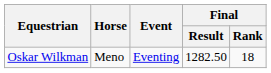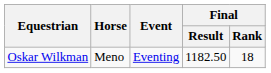(206, 57) 1282.50 -> (206, 57) 1182.50
